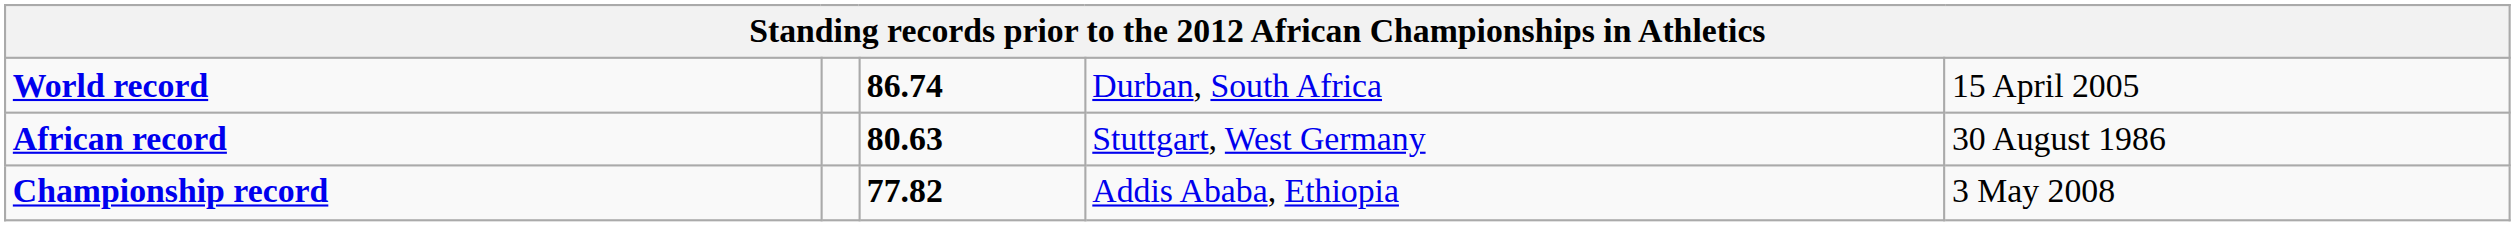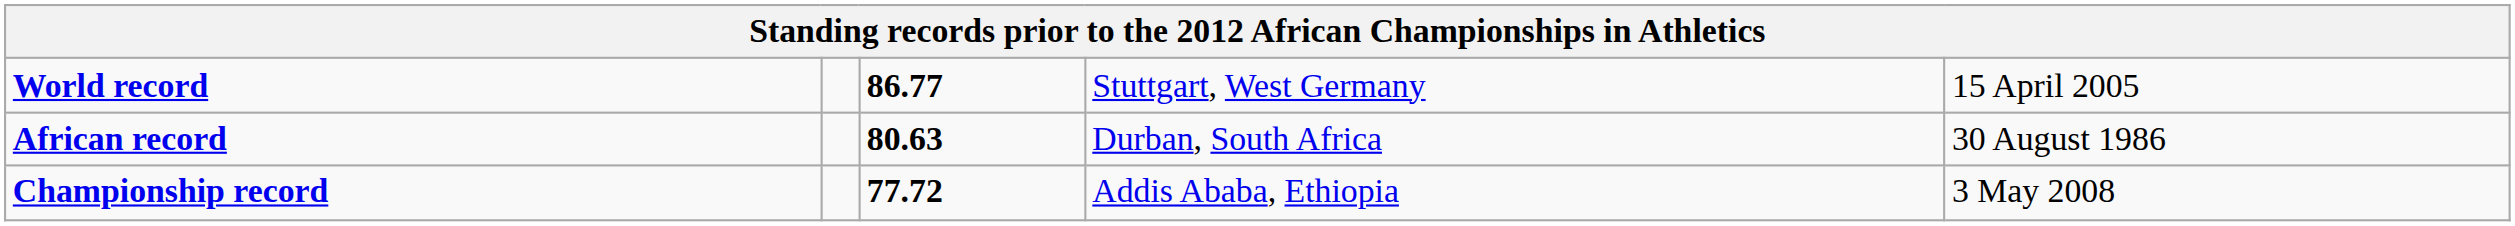(905, 84) 86.74 -> (905, 84) 86.77
(1237, 84) Durban, South Africa -> (1259, 84) Stuttgart, West Germany
(1259, 138) Stuttgart, West Germany -> (1237, 138) Durban, South Africa
(905, 191) 77.82 -> (905, 191) 77.72
